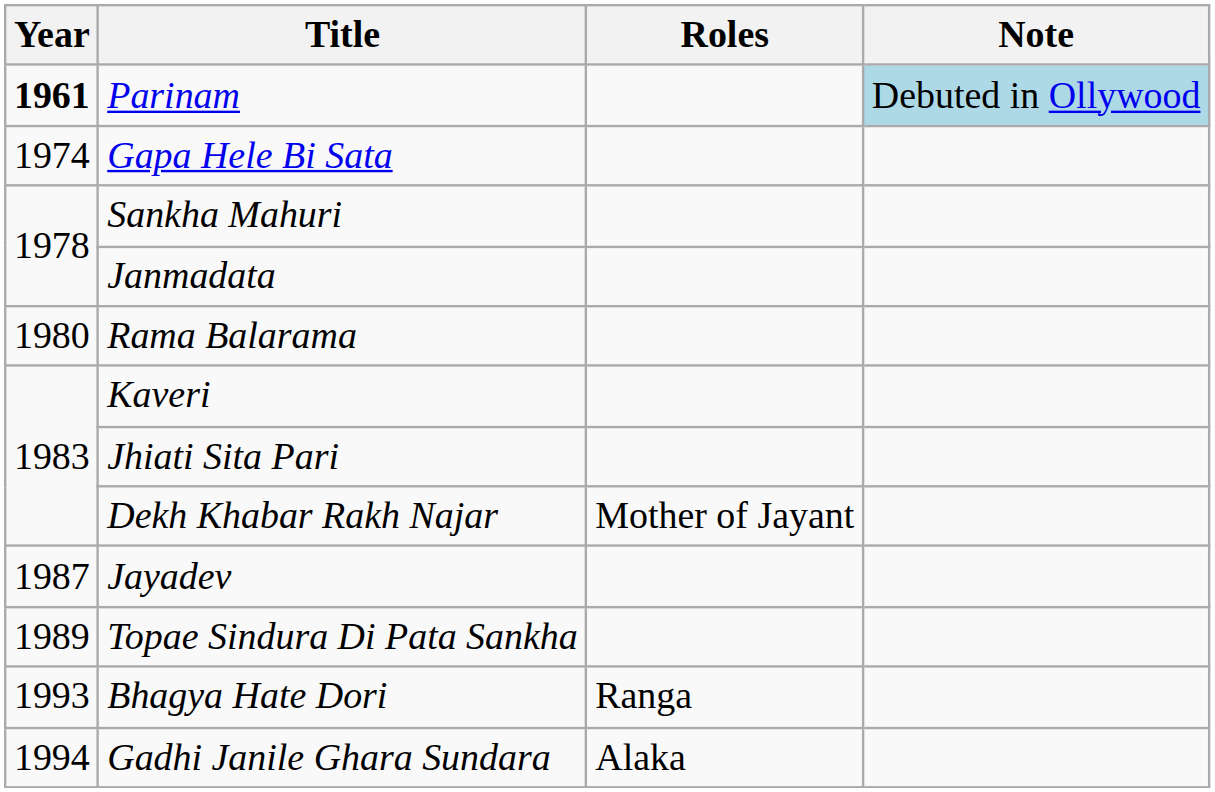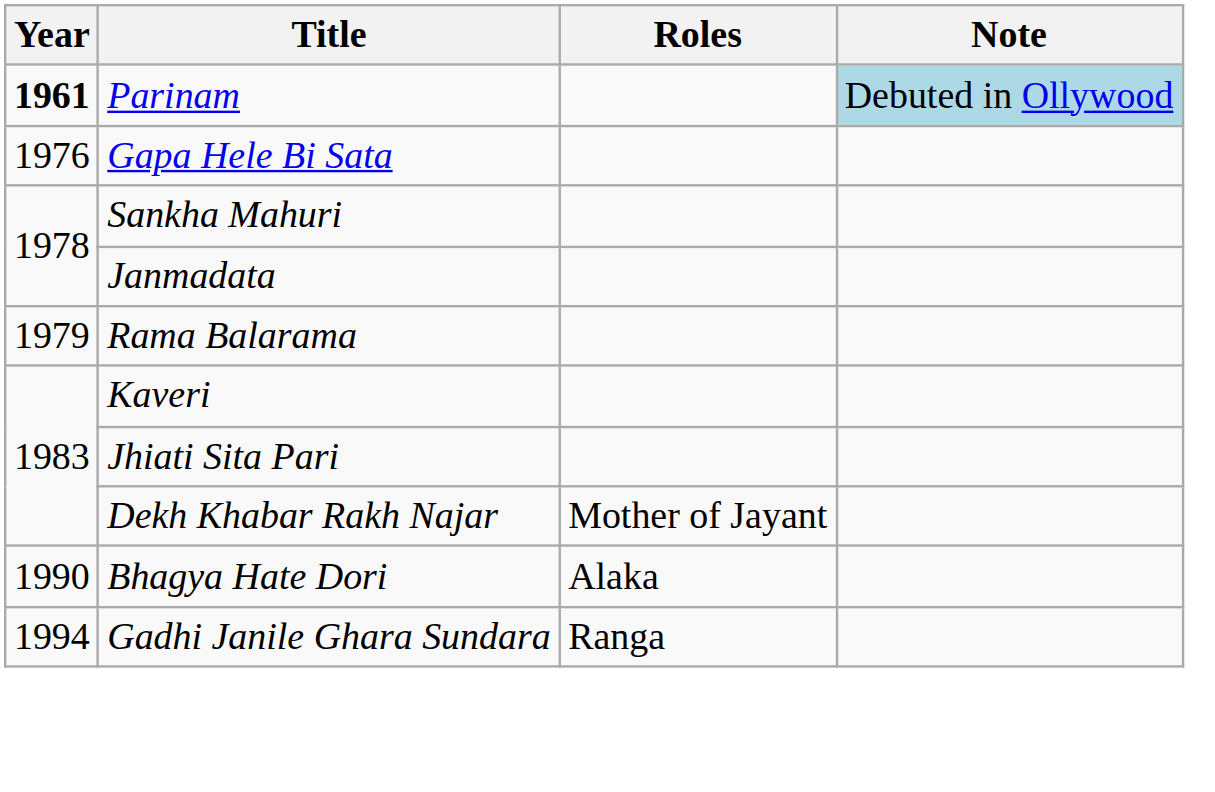(52, 154) 1974 -> (52, 154) 1976
(52, 335) 1980 -> (52, 335) 1979
- row: (169, 575)
- row: (343, 635)
(52, 696) 1993 -> (52, 575) 1990
(644, 696) Ranga -> (613, 575) Alaka
(641, 756) Alaka -> (617, 635) Ranga
